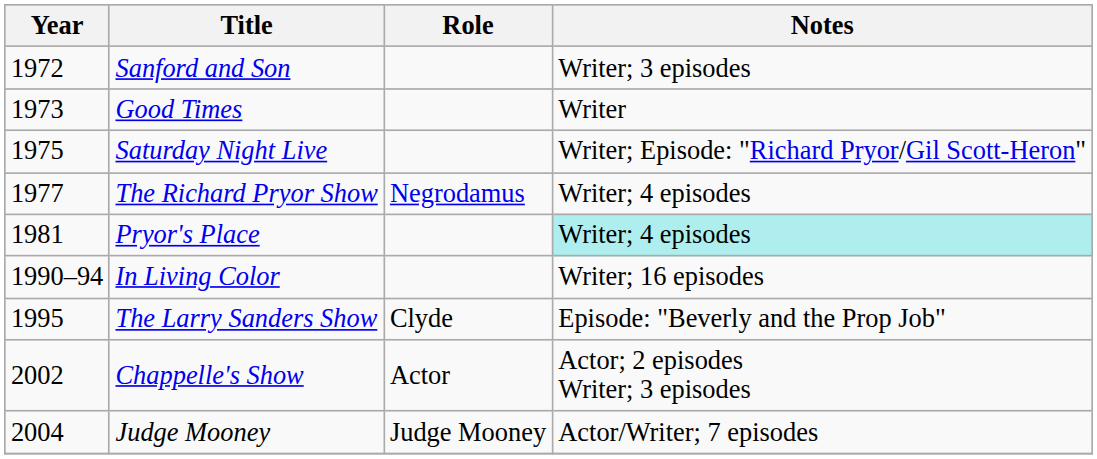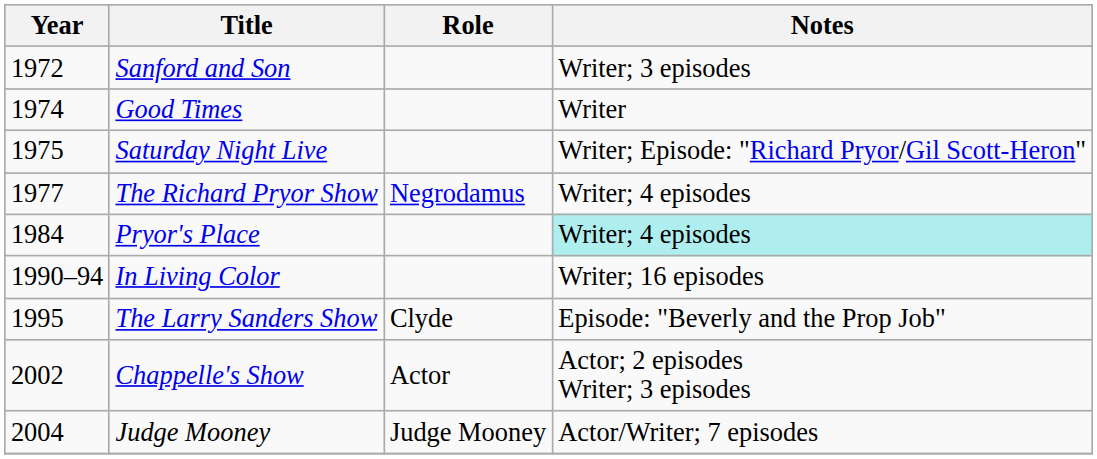(37, 109) 1973 -> (37, 109) 1974
(37, 234) 1981 -> (37, 234) 1984
